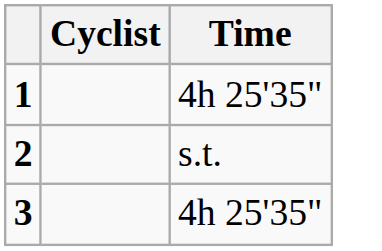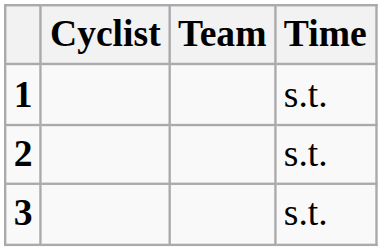+ column: (222, 34)
(250, 93) 4h 25'35" -> (306, 93) s.t.
(250, 213) 4h 25'35" -> (306, 213) s.t.
